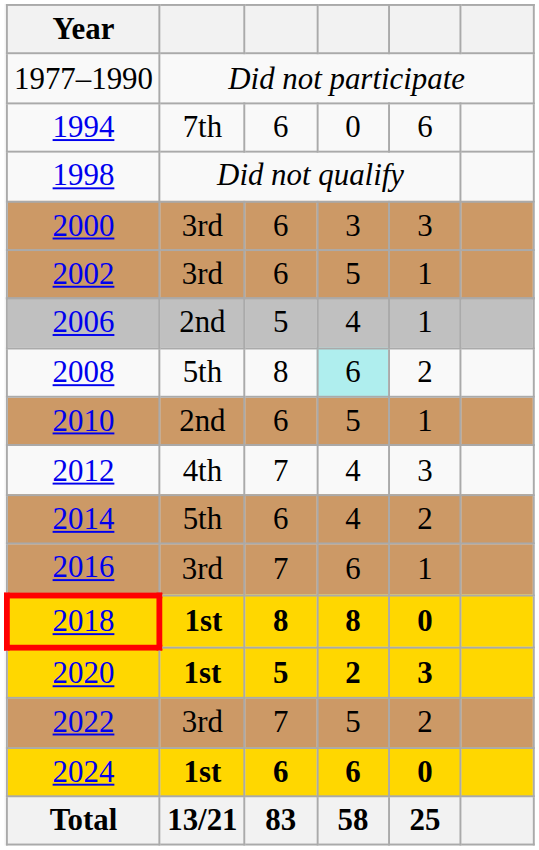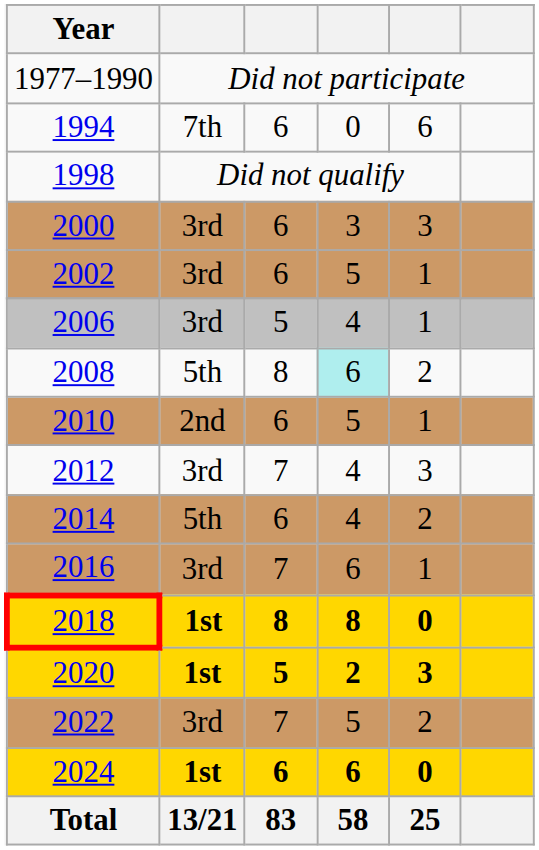(202, 322) 2nd -> (202, 322) 3rd
(202, 469) 4th -> (202, 469) 3rd
